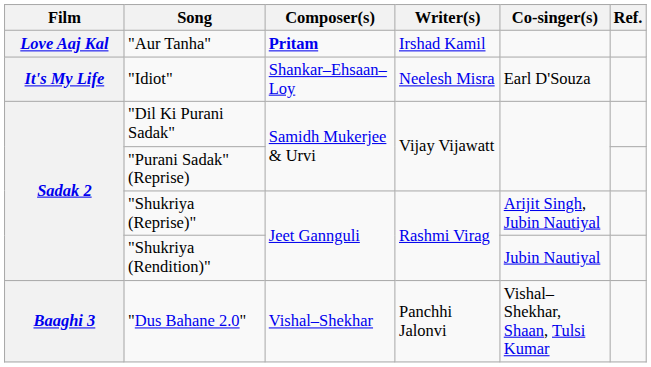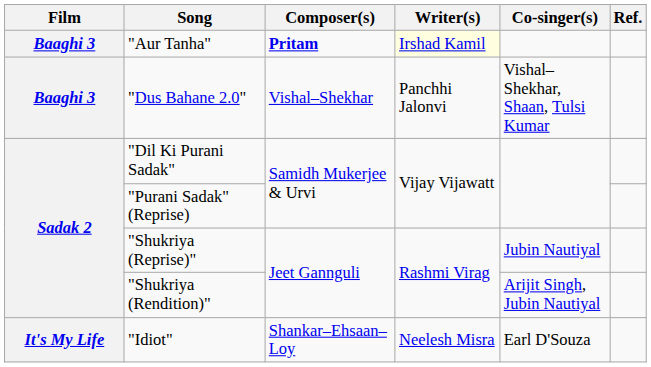(64, 43) Love Aaj Kal -> (64, 43) Baaghi 3
(442, 43) no background -> (442, 43) lightyellow background
rows swapped: (187, 321) <-> (150, 79)
(552, 213) Arijit Singh, Jubin Nautiyal -> (552, 250) Jubin Nautiyal
(552, 257) Jubin Nautiyal -> (552, 294) Arijit Singh, Jubin Nautiyal
